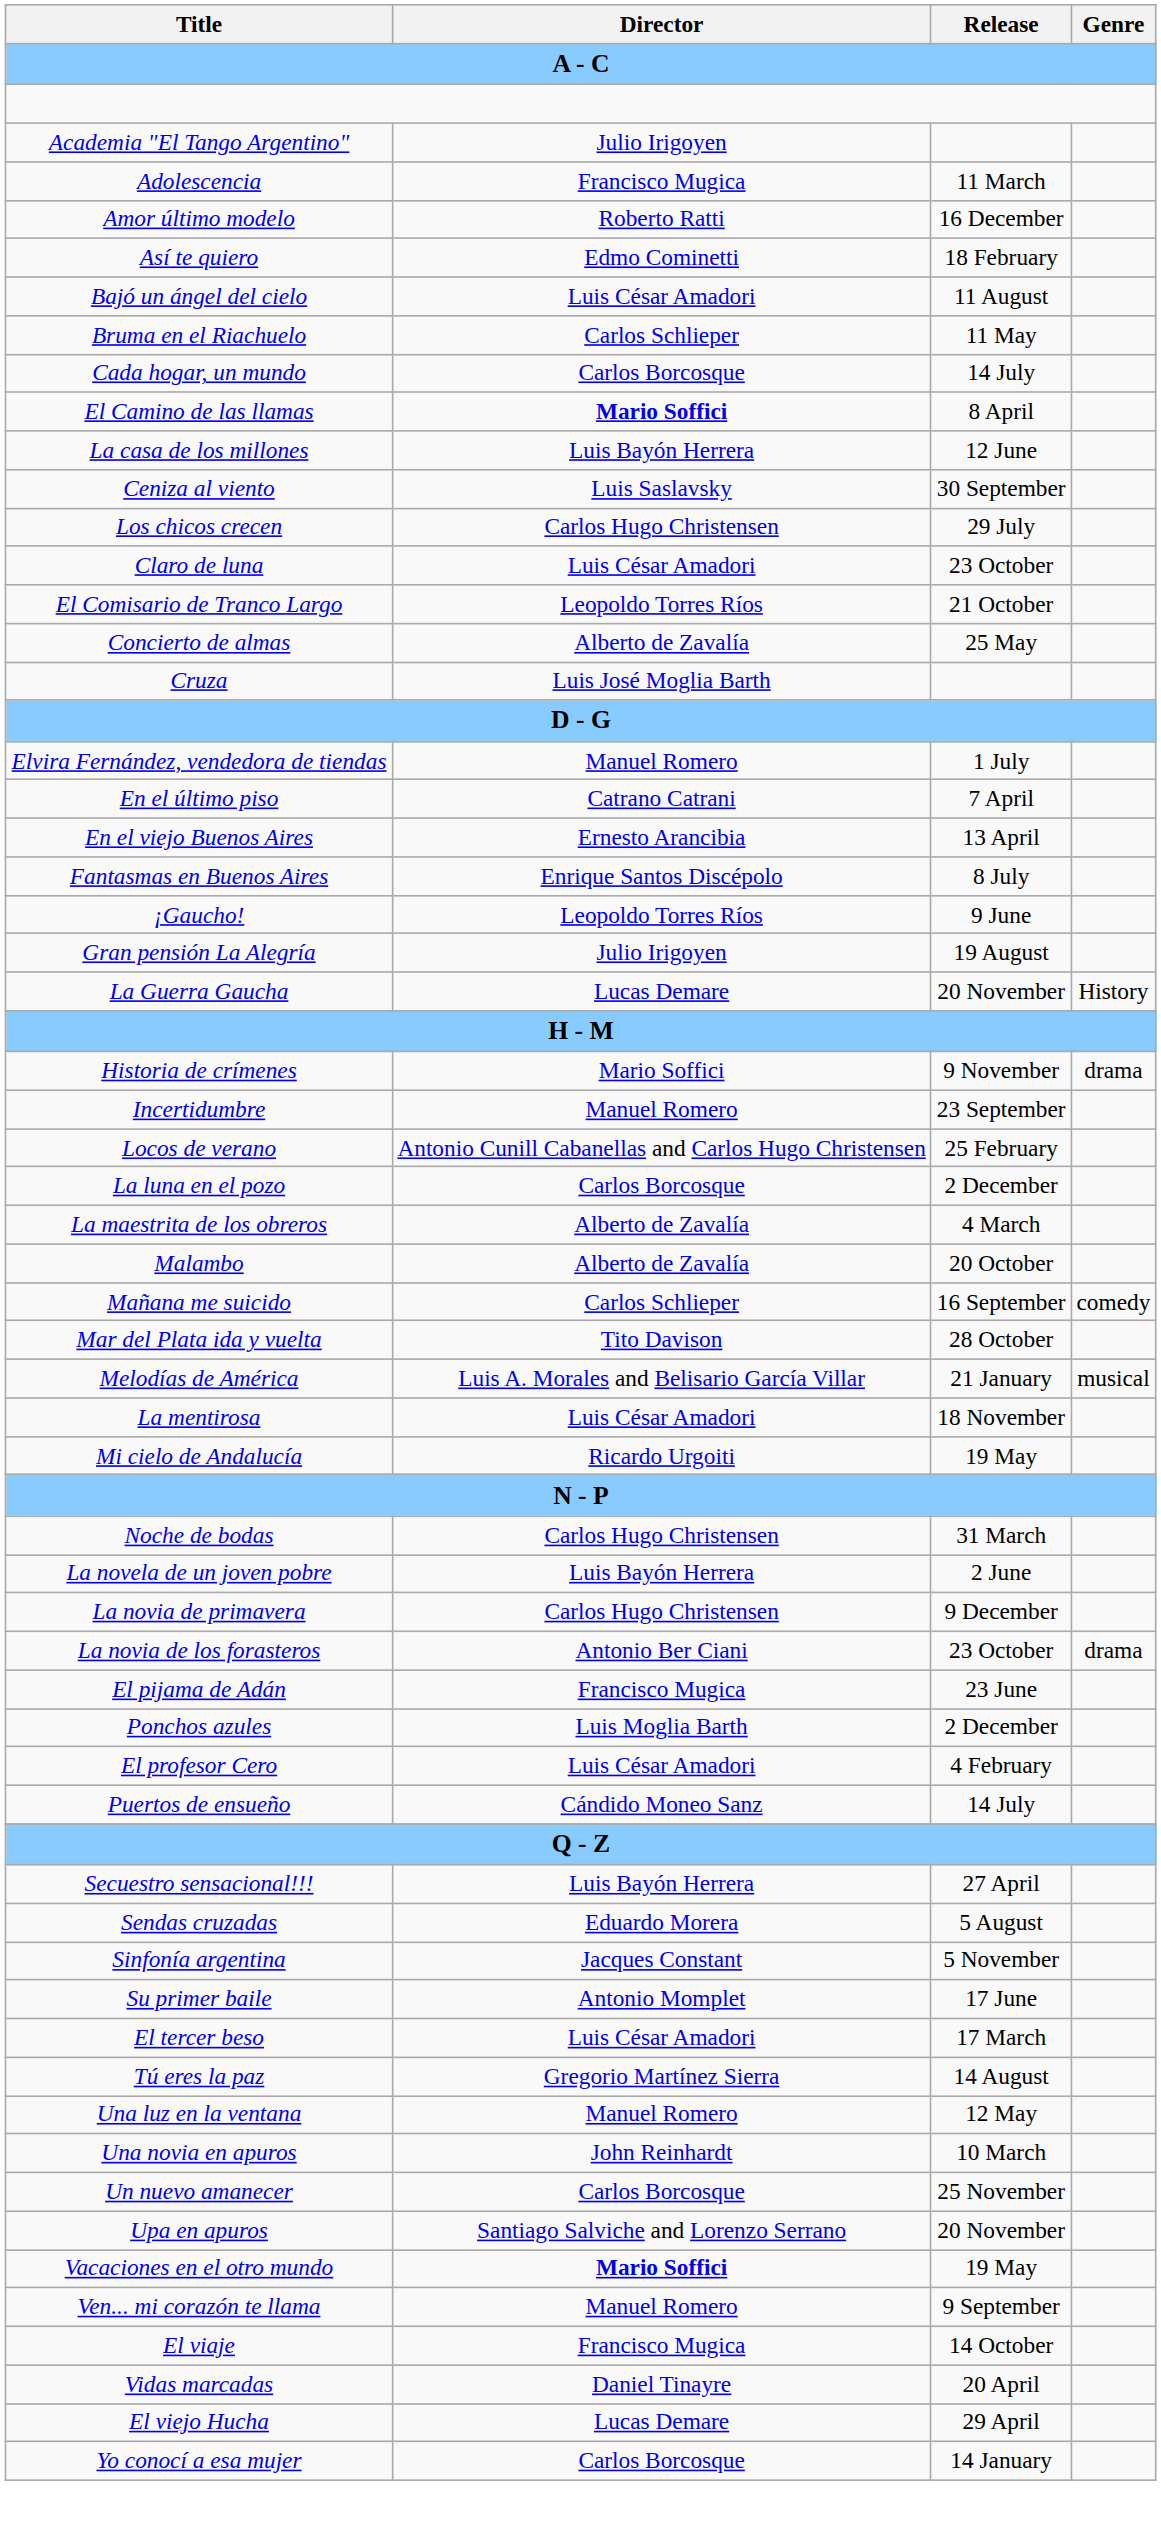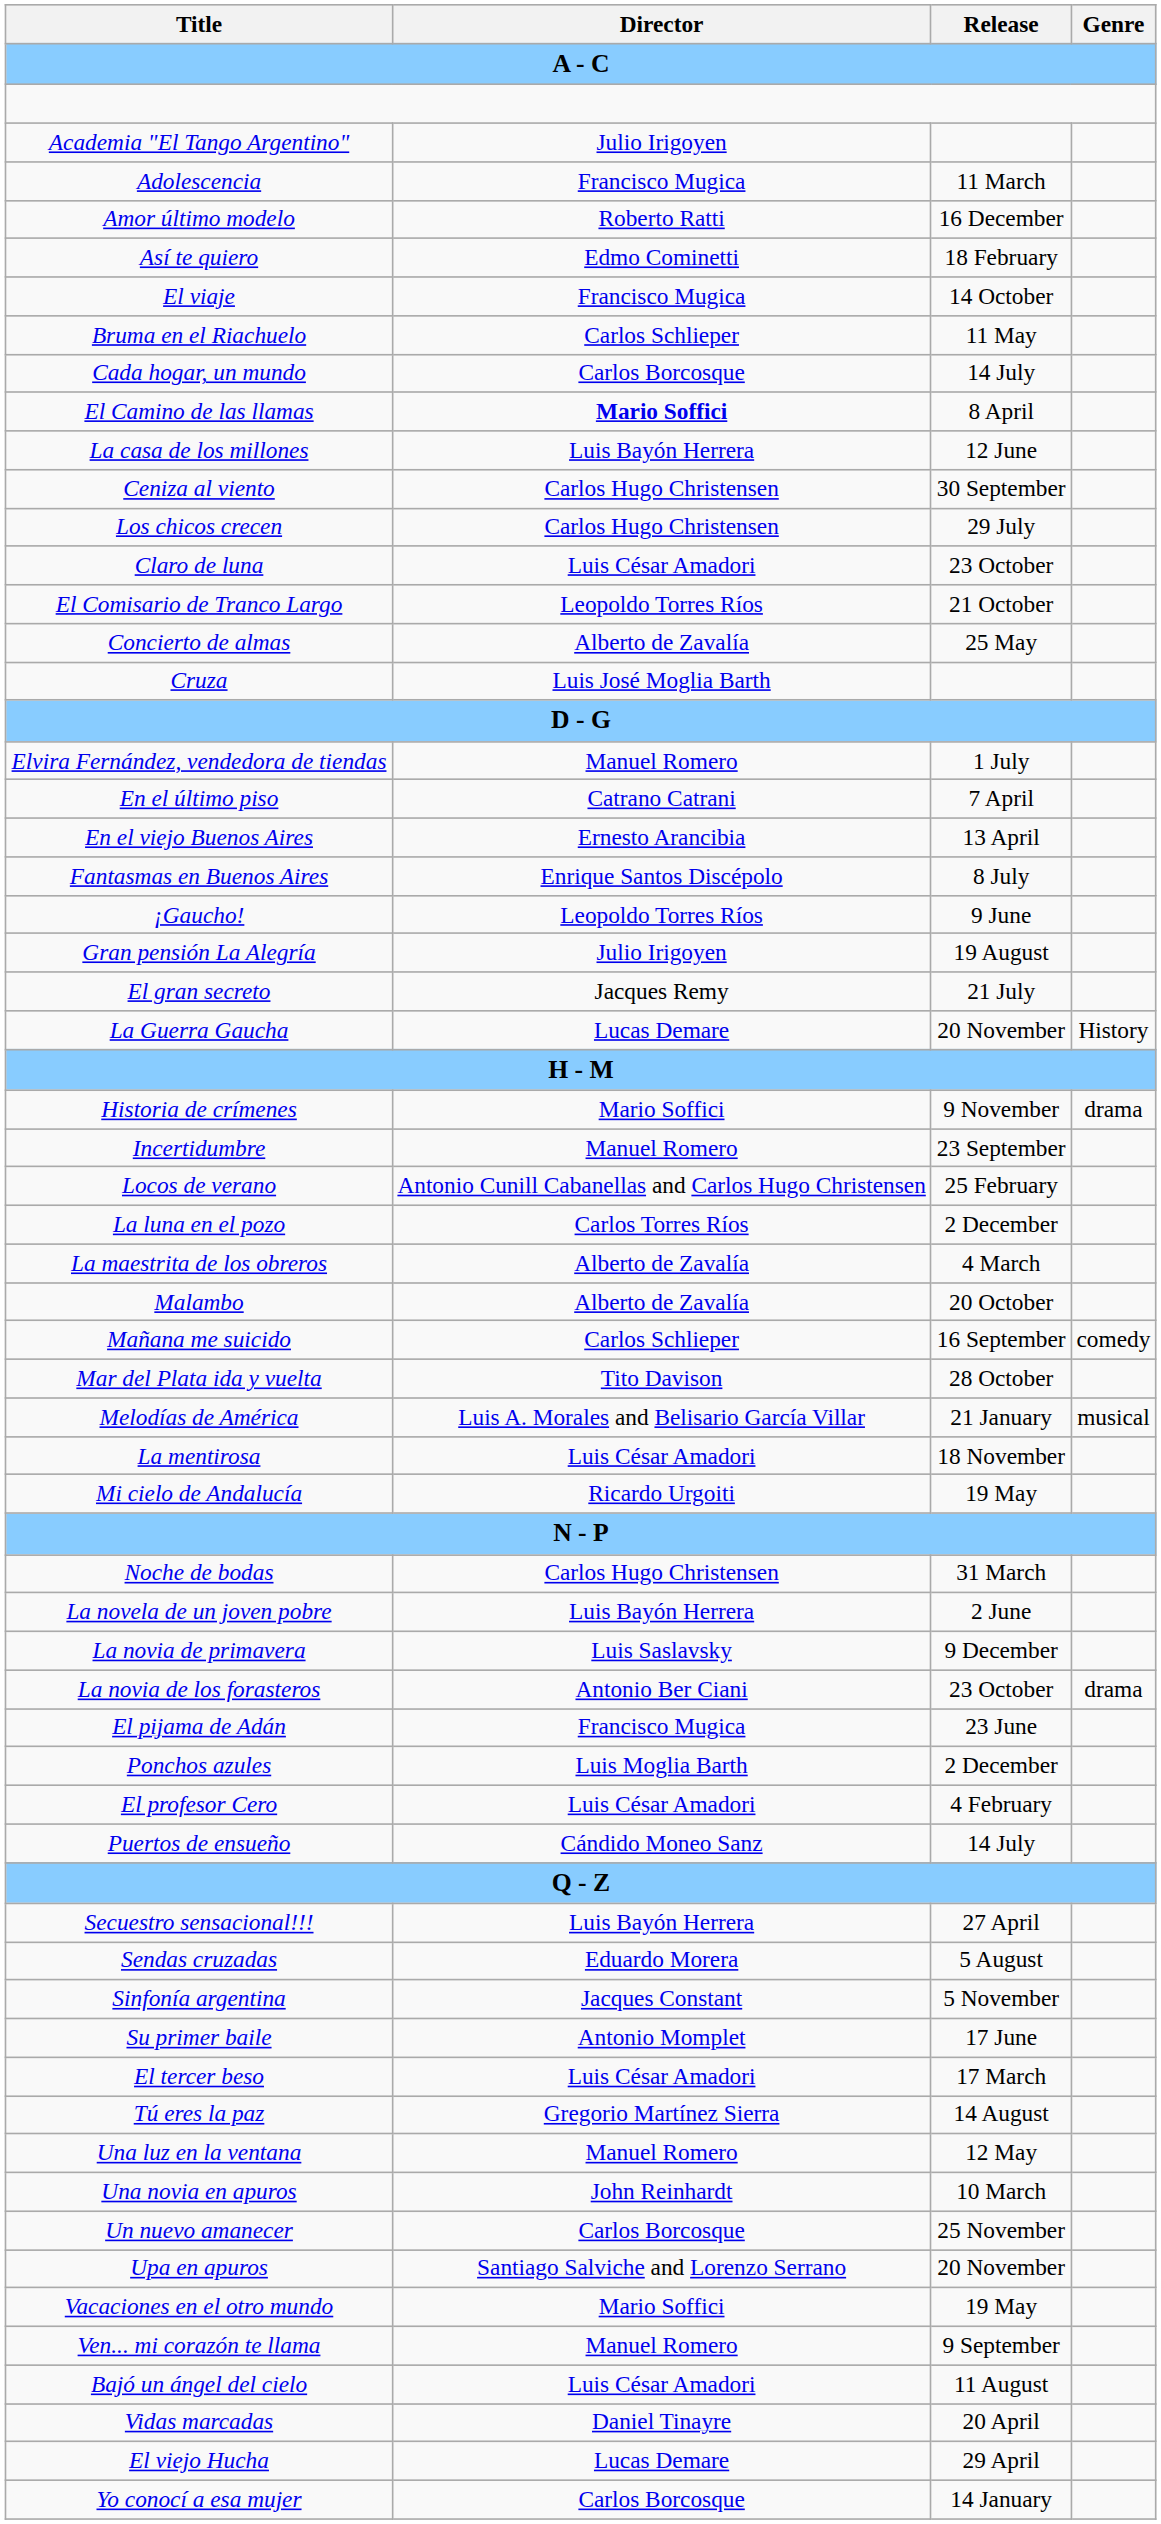rows swapped: (199, 296) <-> (199, 2345)
(662, 488) Luis Saslavsky -> (662, 488) Carlos Hugo Christensen
+ row: (199, 991)
(662, 1186) Carlos Borcosque -> (662, 1224) Carlos Torres Ríos
(662, 1612) Carlos Hugo Christensen -> (662, 1650) Luis Saslavsky
(662, 2268) bold -> (662, 2307) normal
